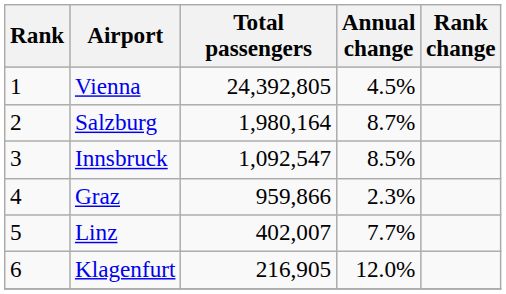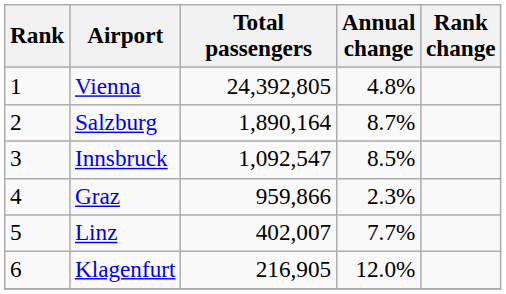(391, 85) 4.5% -> (391, 85) 4.8%
(285, 122) 1,980,164 -> (285, 122) 1,890,164
